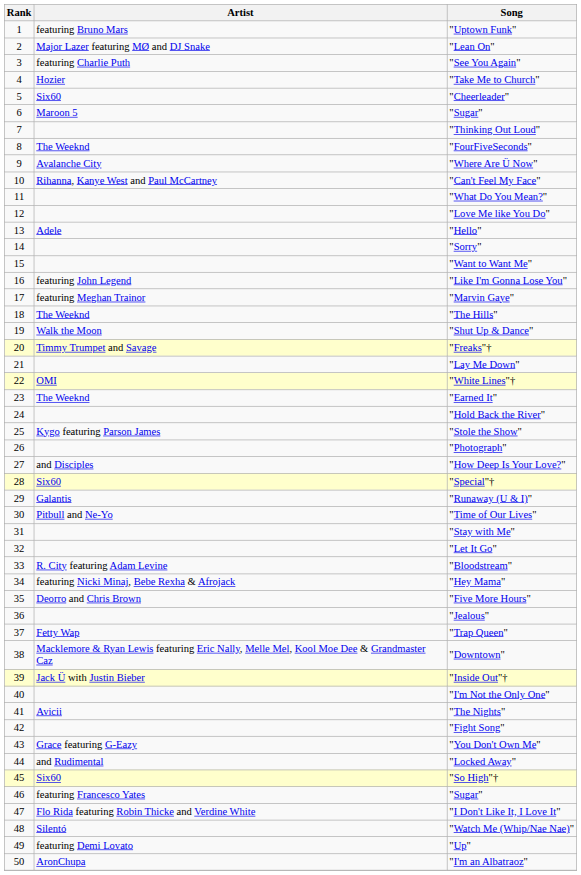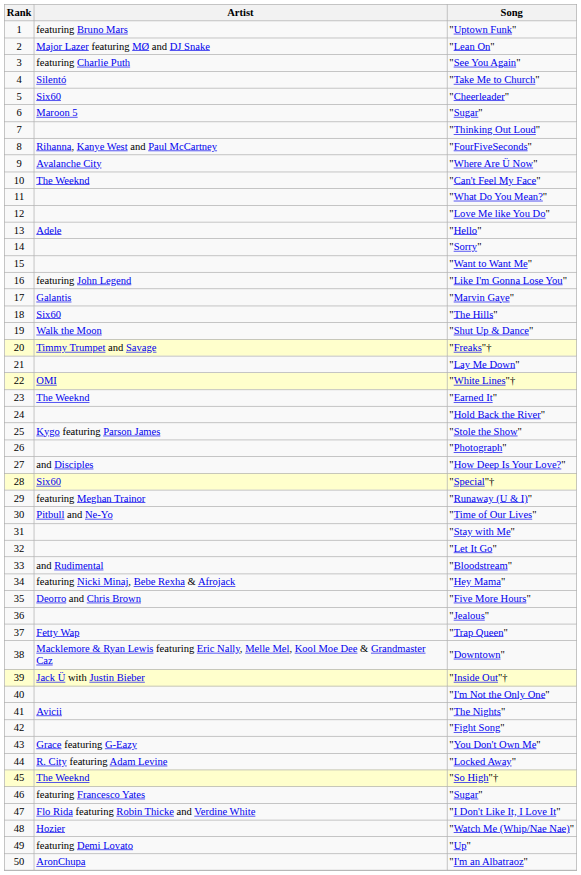(51, 79) Hozier -> (51, 79) Silentó
(63, 146) The Weeknd -> (127, 146) Rihanna, Kanye West and Paul McCartney
(127, 180) Rihanna, Kanye West and Paul McCartney -> (63, 180) The Weeknd
(91, 297) featuring Meghan Trainor -> (54, 297) Galantis
(63, 314) The Weeknd -> (49, 314) Six60
(54, 498) Galantis -> (91, 498) featuring Meghan Trainor
(102, 565) R. City featuring Adam Levine -> (70, 565) and Rudimental
(70, 761) and Rudimental -> (102, 761) R. City featuring Adam Levine
(49, 778) Six60 -> (63, 778) The Weeknd
(51, 828) Silentó -> (51, 828) Hozier
